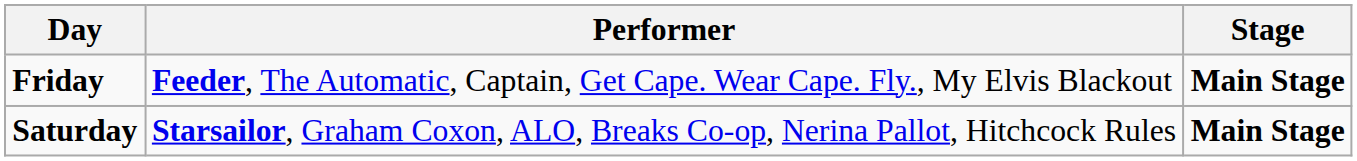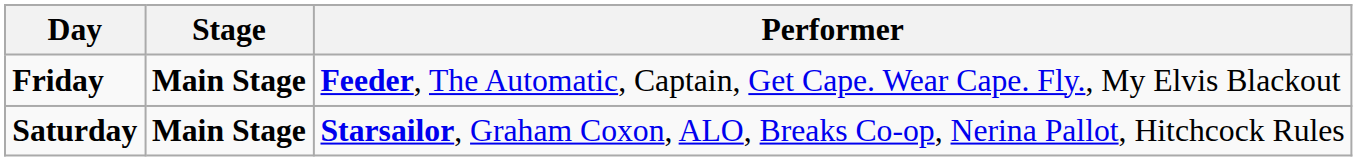columns swapped: (1268, 29) <-> (664, 29)
